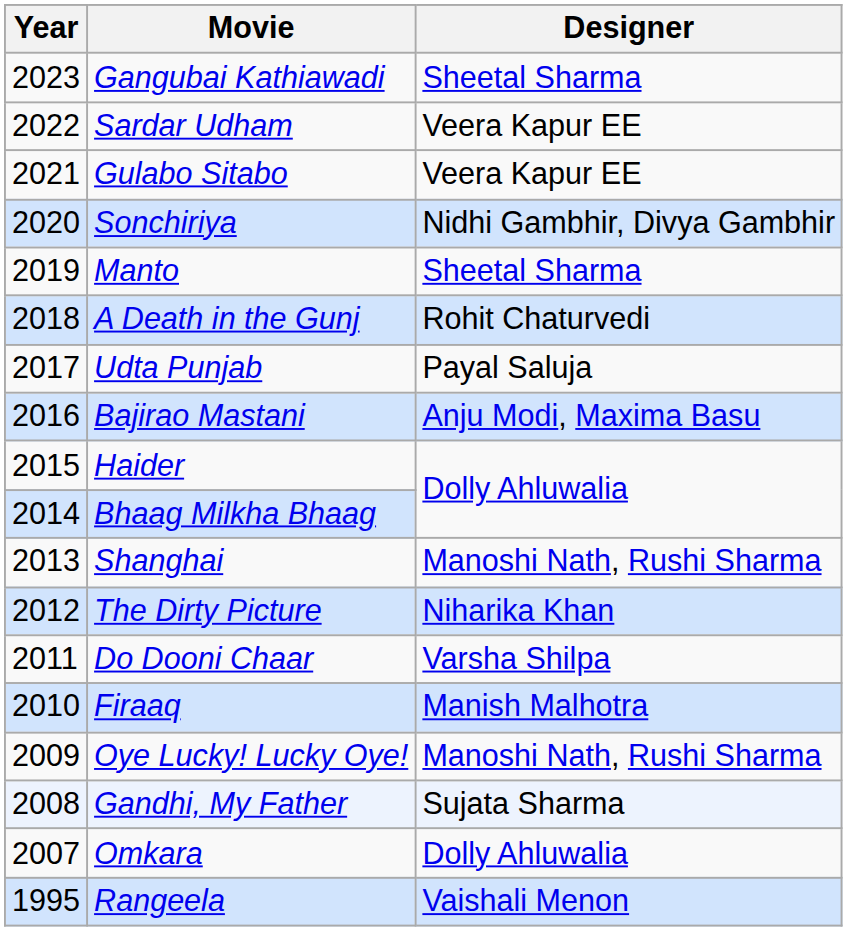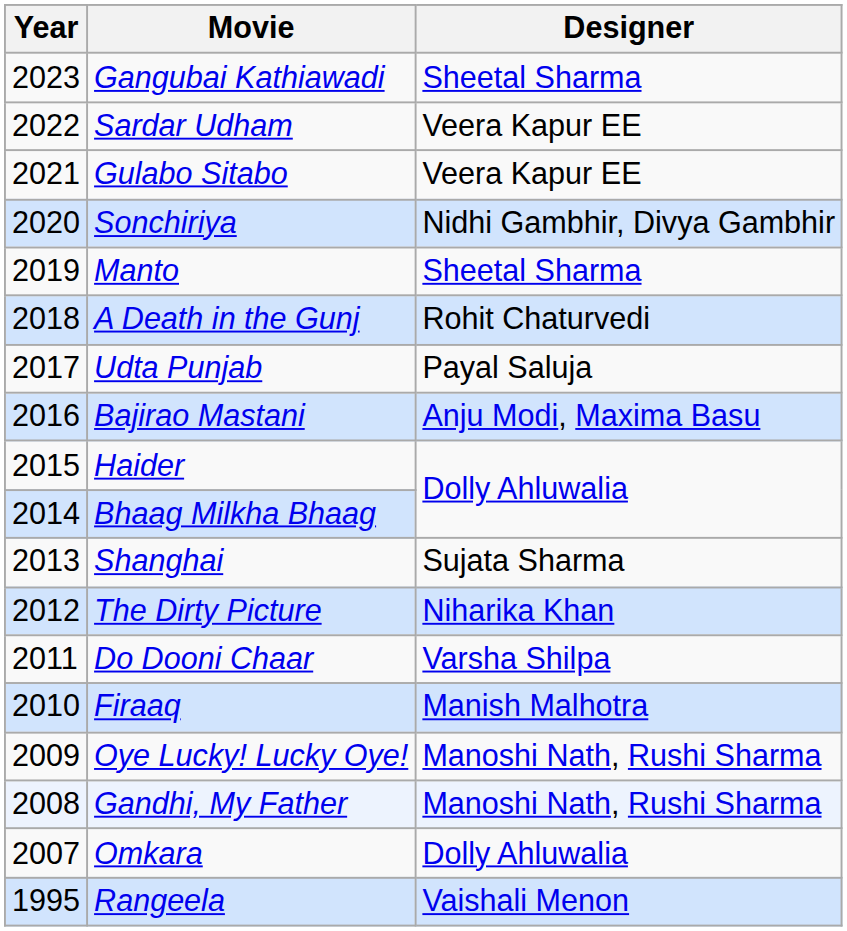(622, 561) Manoshi Nath, Rushi Sharma -> (523, 561) Sujata Sharma
(523, 804) Sujata Sharma -> (622, 804) Manoshi Nath, Rushi Sharma
